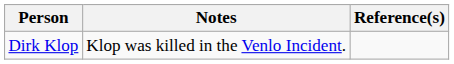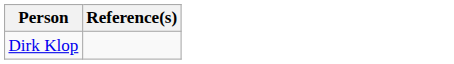- column: (216, 18)
